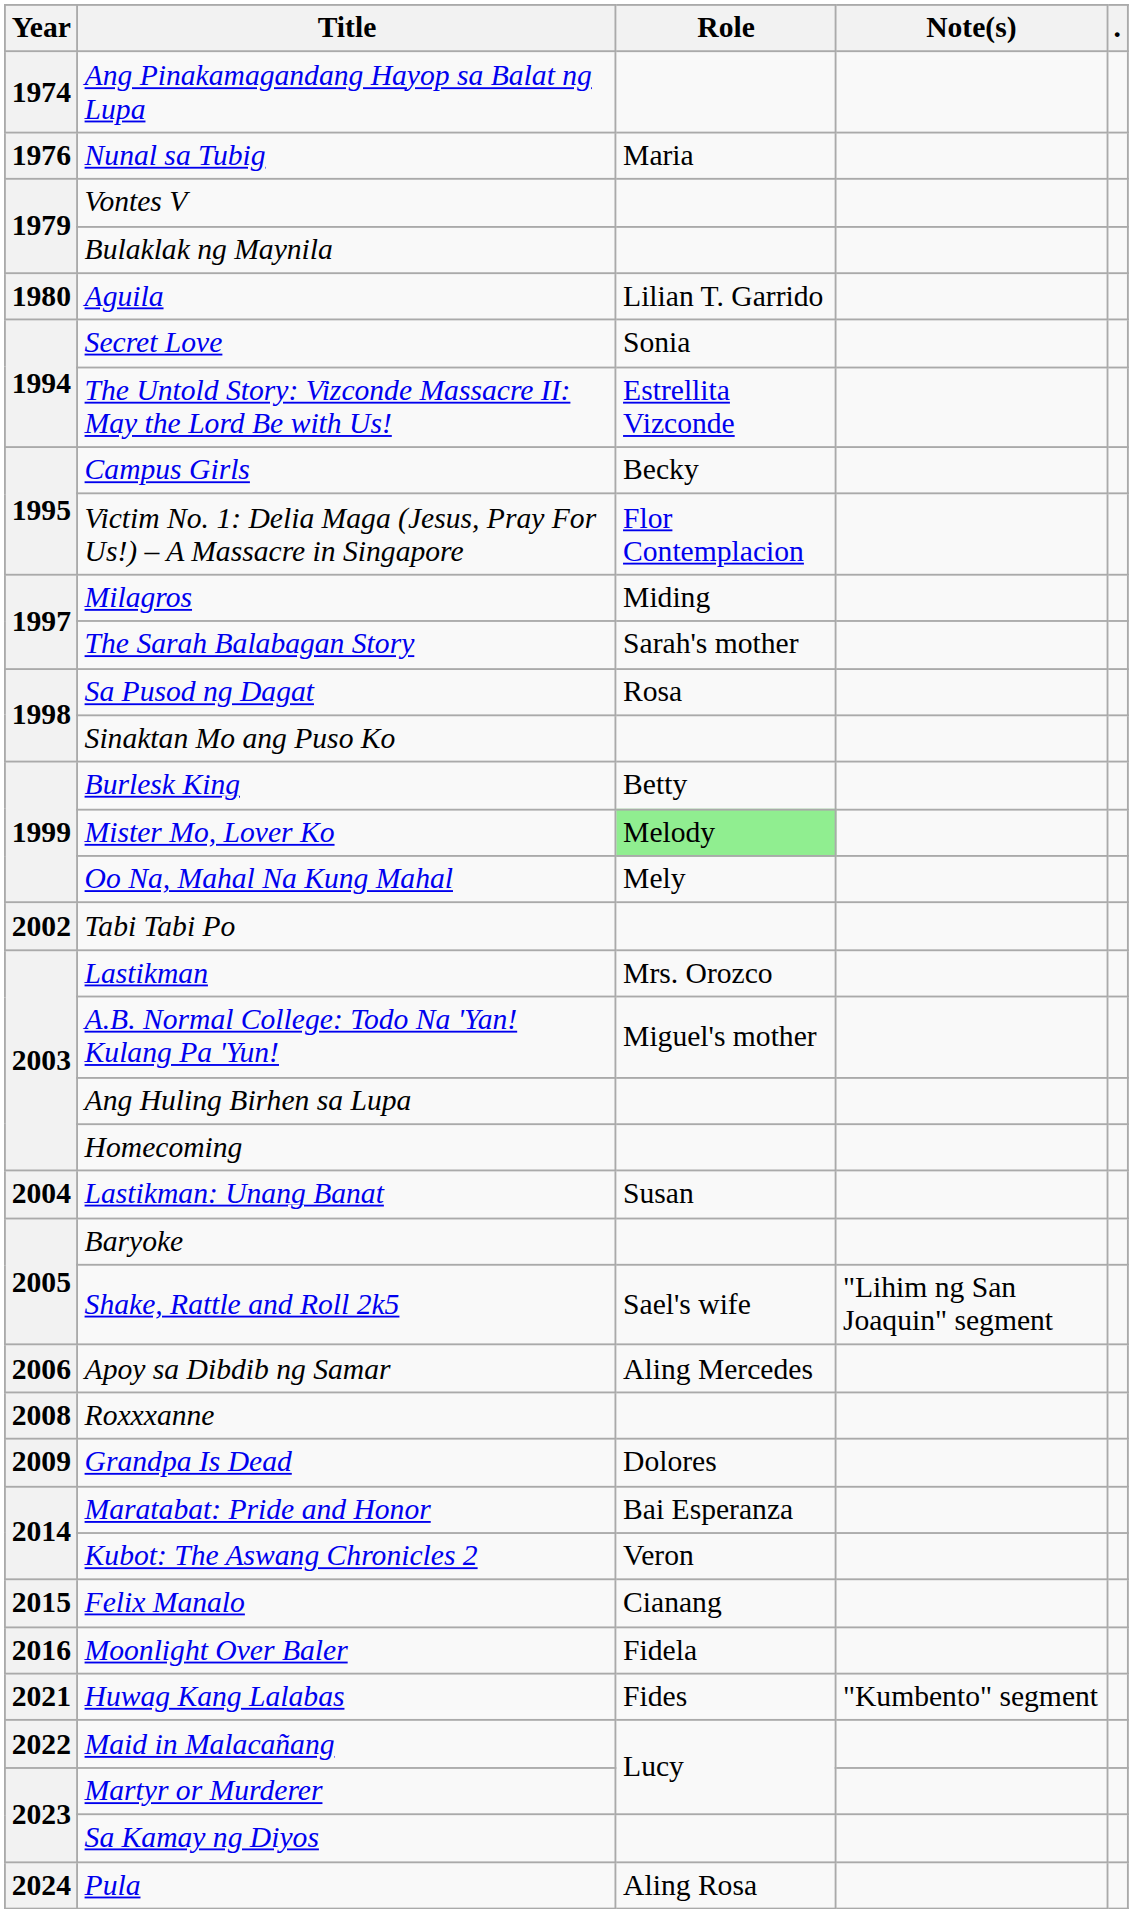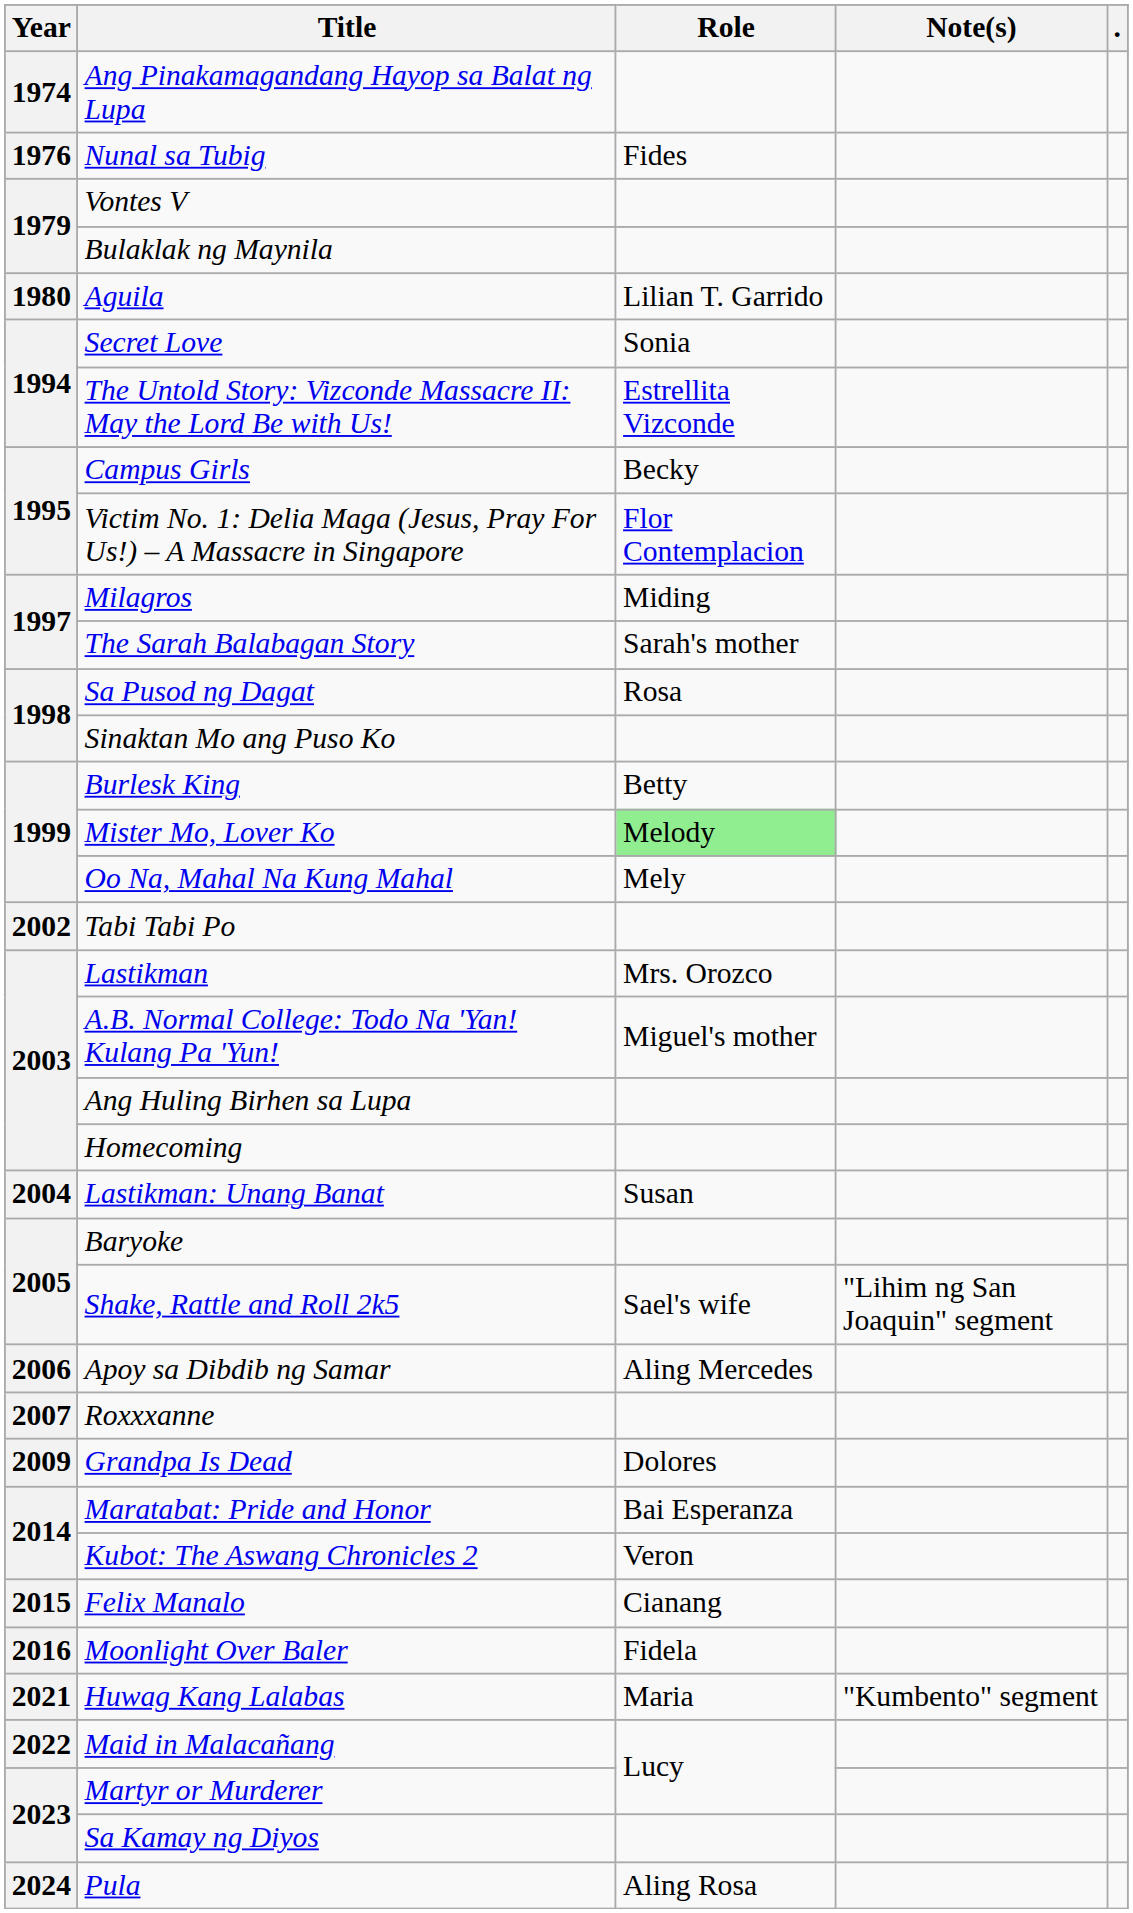(658, 155) Maria -> (655, 155) Fides
(41, 1415) 2008 -> (41, 1415) 2007
(655, 1696) Fides -> (658, 1696) Maria
